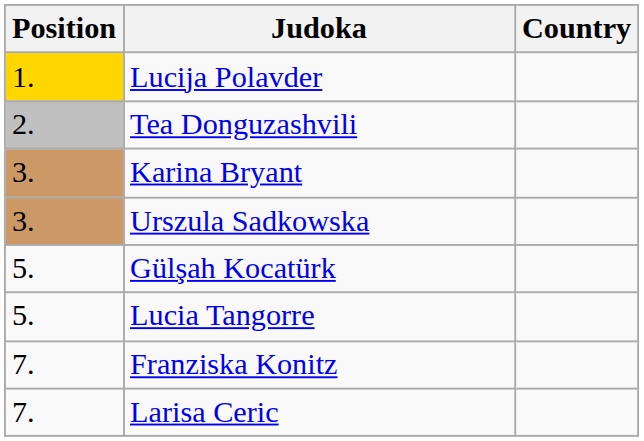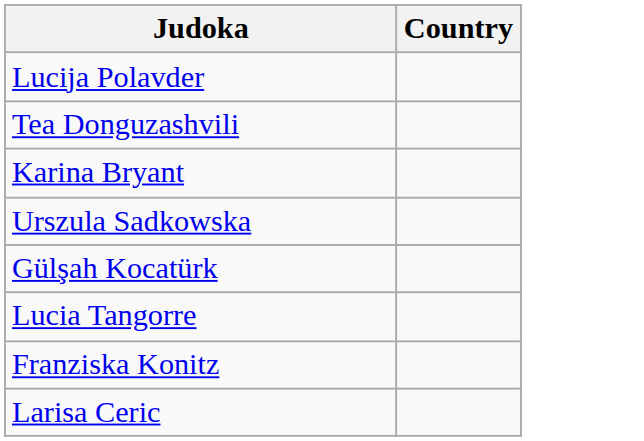- column: (64, 28)
